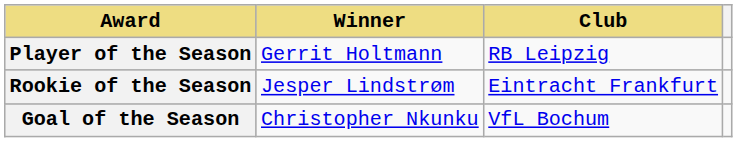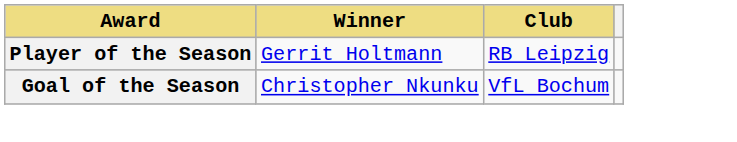- row: (130, 87)
